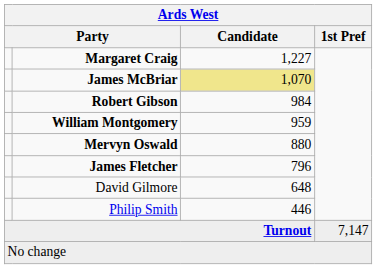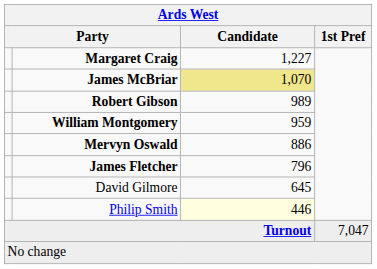(301, 101) 984 -> (301, 101) 989
(301, 144) 880 -> (301, 144) 886
(301, 187) 648 -> (301, 187) 645
(301, 209) no background -> (301, 209) lightyellow background
(353, 230) 7,147 -> (353, 230) 7,047
